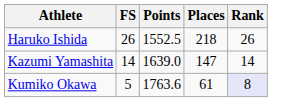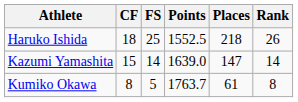+ column: (129, 16)
(128, 39) 26 -> (153, 39) 25
(162, 85) 1763.6 -> (187, 85) 1763.7
(248, 85) lavender background -> (273, 85) no background
